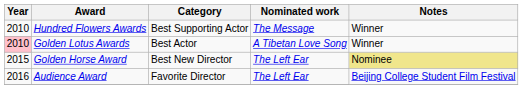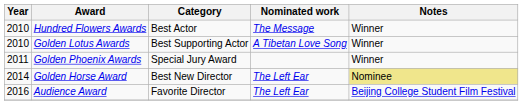(200, 28) Best Supporting Actor -> (174, 28) Best Actor
(18, 44) pink background -> (18, 44) no background
(174, 44) Best Actor -> (200, 44) Best Supporting Actor
+ row: (88, 60)
(18, 60) 2015 -> (18, 76) 2014
